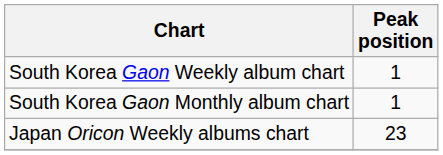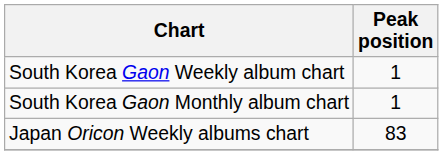(396, 133) 23 -> (396, 133) 83
